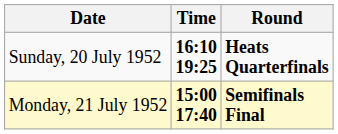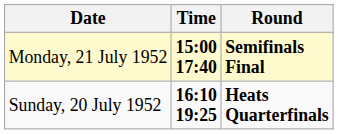rows swapped: (85, 56) <-> (88, 104)
